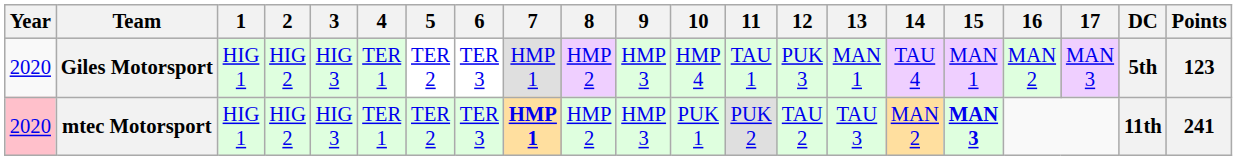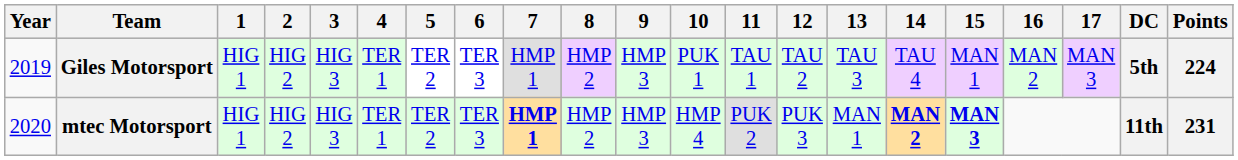(30, 67) 2020 -> (30, 67) 2019
(698, 67) HMP 4 -> (698, 67) PUK 1
(802, 67) PUK 3 -> (802, 67) TAU 2
(857, 67) MAN 1 -> (857, 67) TAU 3
(1199, 67) 123 -> (1200, 67) 224
(30, 125) pink background -> (30, 125) no background
(698, 125) PUK 1 -> (698, 125) HMP 4
(802, 125) TAU 2 -> (802, 125) PUK 3
(857, 125) TAU 3 -> (857, 125) MAN 1
(915, 125) normal -> (915, 125) bold
(1199, 125) 241 -> (1200, 125) 231
